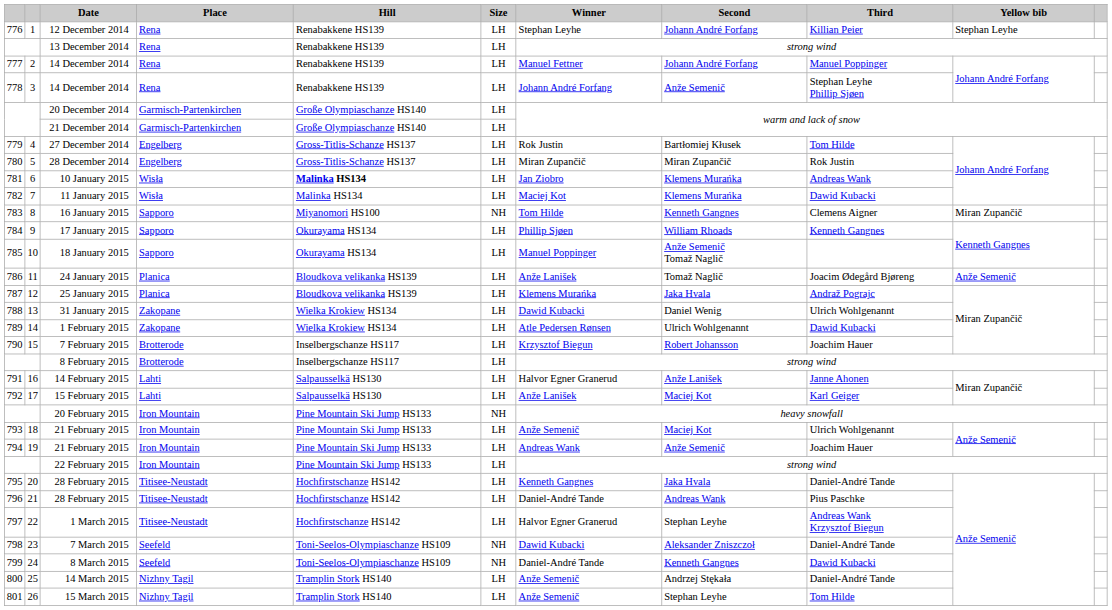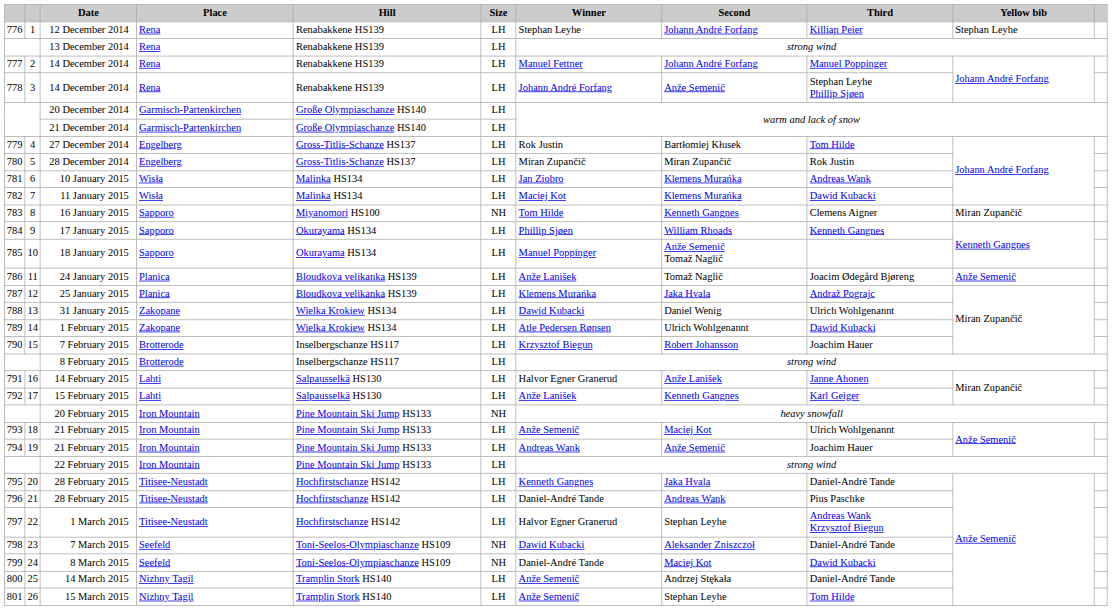(331, 178) bold -> (329, 178) normal
(688, 396) Maciej Kot -> (701, 396) Kenneth Gangnes
(701, 562) Kenneth Gangnes -> (688, 562) Maciej Kot
